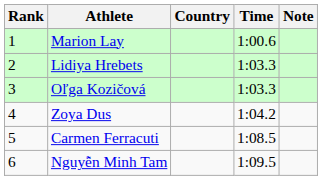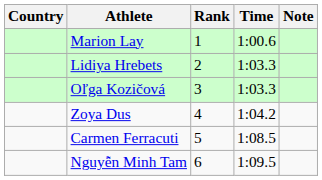columns swapped: (26, 16) <-> (202, 16)
